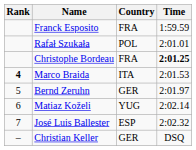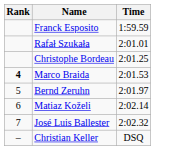- column: (136, 12)
(174, 59) bold -> (134, 59) normal
